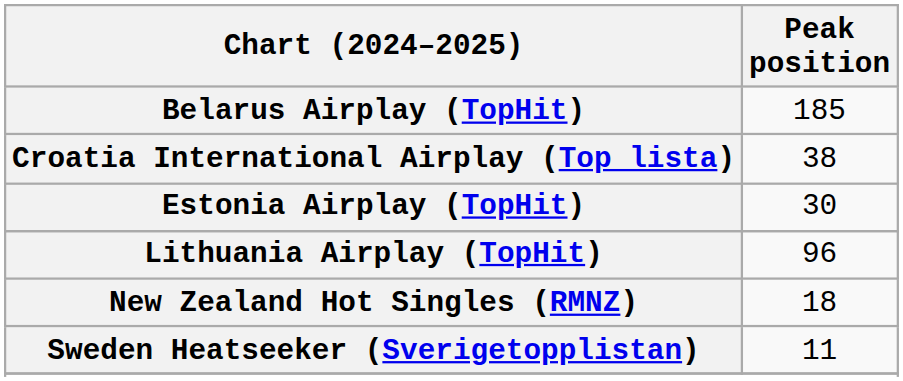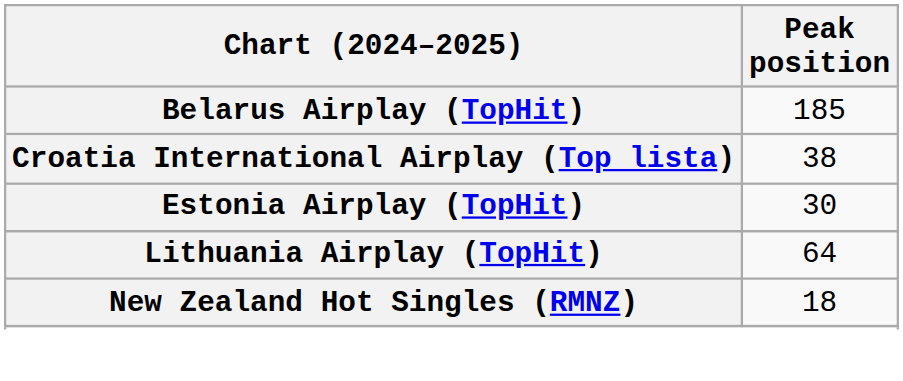(820, 255) 96 -> (820, 255) 64
- row: (374, 350)
